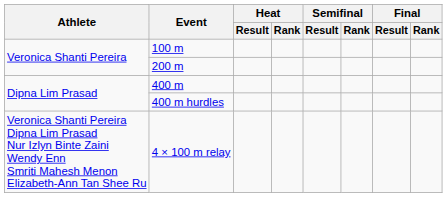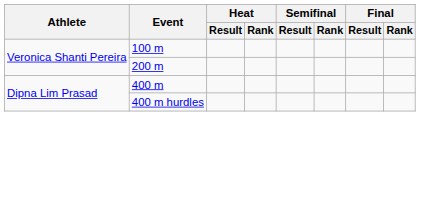- row: (191, 152)
